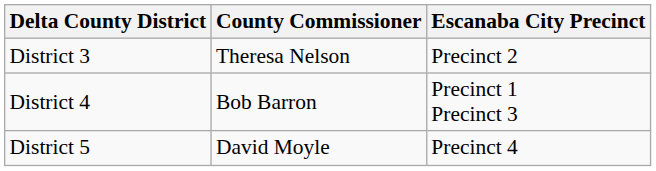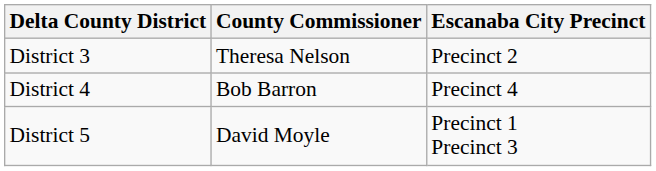(475, 101) Precinct 1 Precinct 3 -> (475, 89) Precinct 4
(475, 147) Precinct 4 -> (475, 135) Precinct 1 Precinct 3
